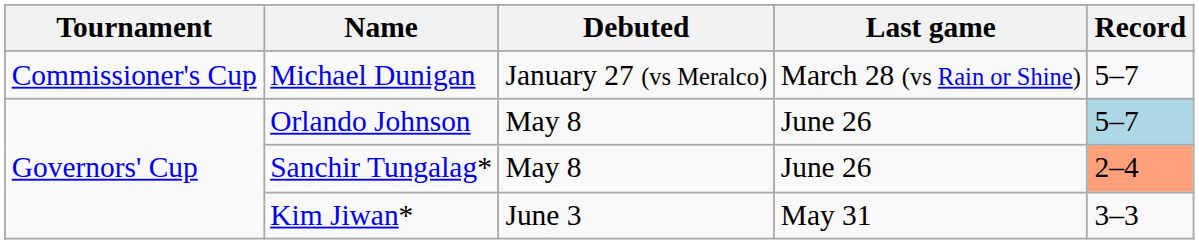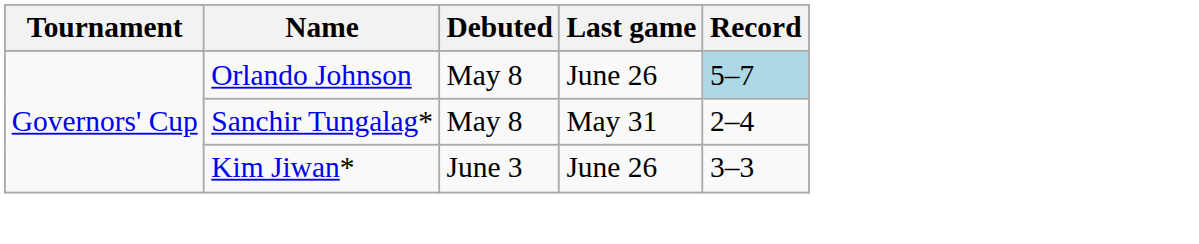- row: (373, 74)
(826, 167) June 26 -> (612, 121) May 31
(1117, 167) lightsalmon background -> (732, 121) no background
(826, 214) May 31 -> (612, 167) June 26
